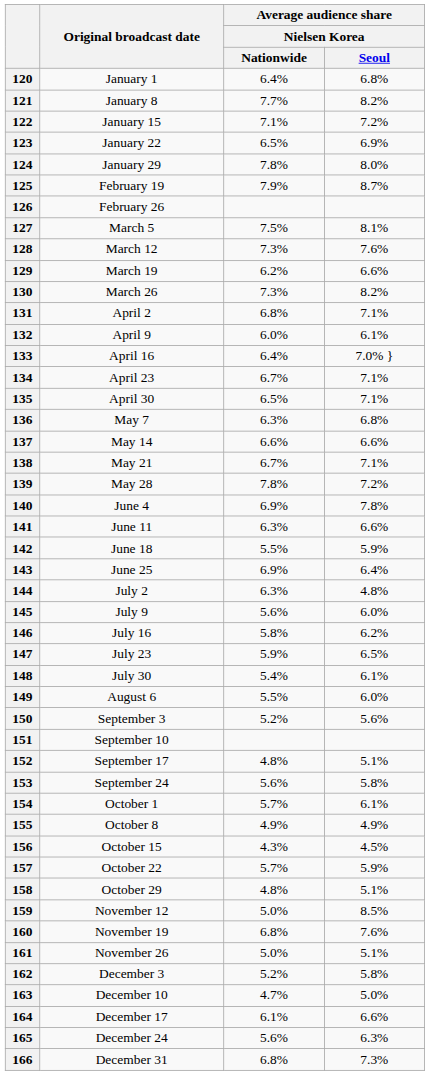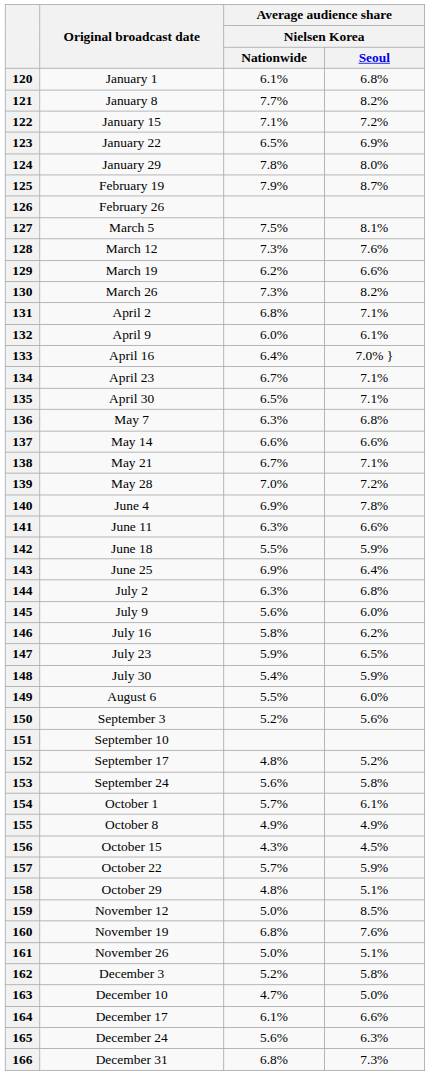(274, 79) 6.4% -> (274, 79) 6.1%
(274, 484) 7.8% -> (274, 484) 7.0%
(374, 590) 4.8% -> (374, 590) 6.8%
(374, 675) 6.1% -> (374, 675) 5.9%
(374, 761) 5.1% -> (374, 761) 5.2%
